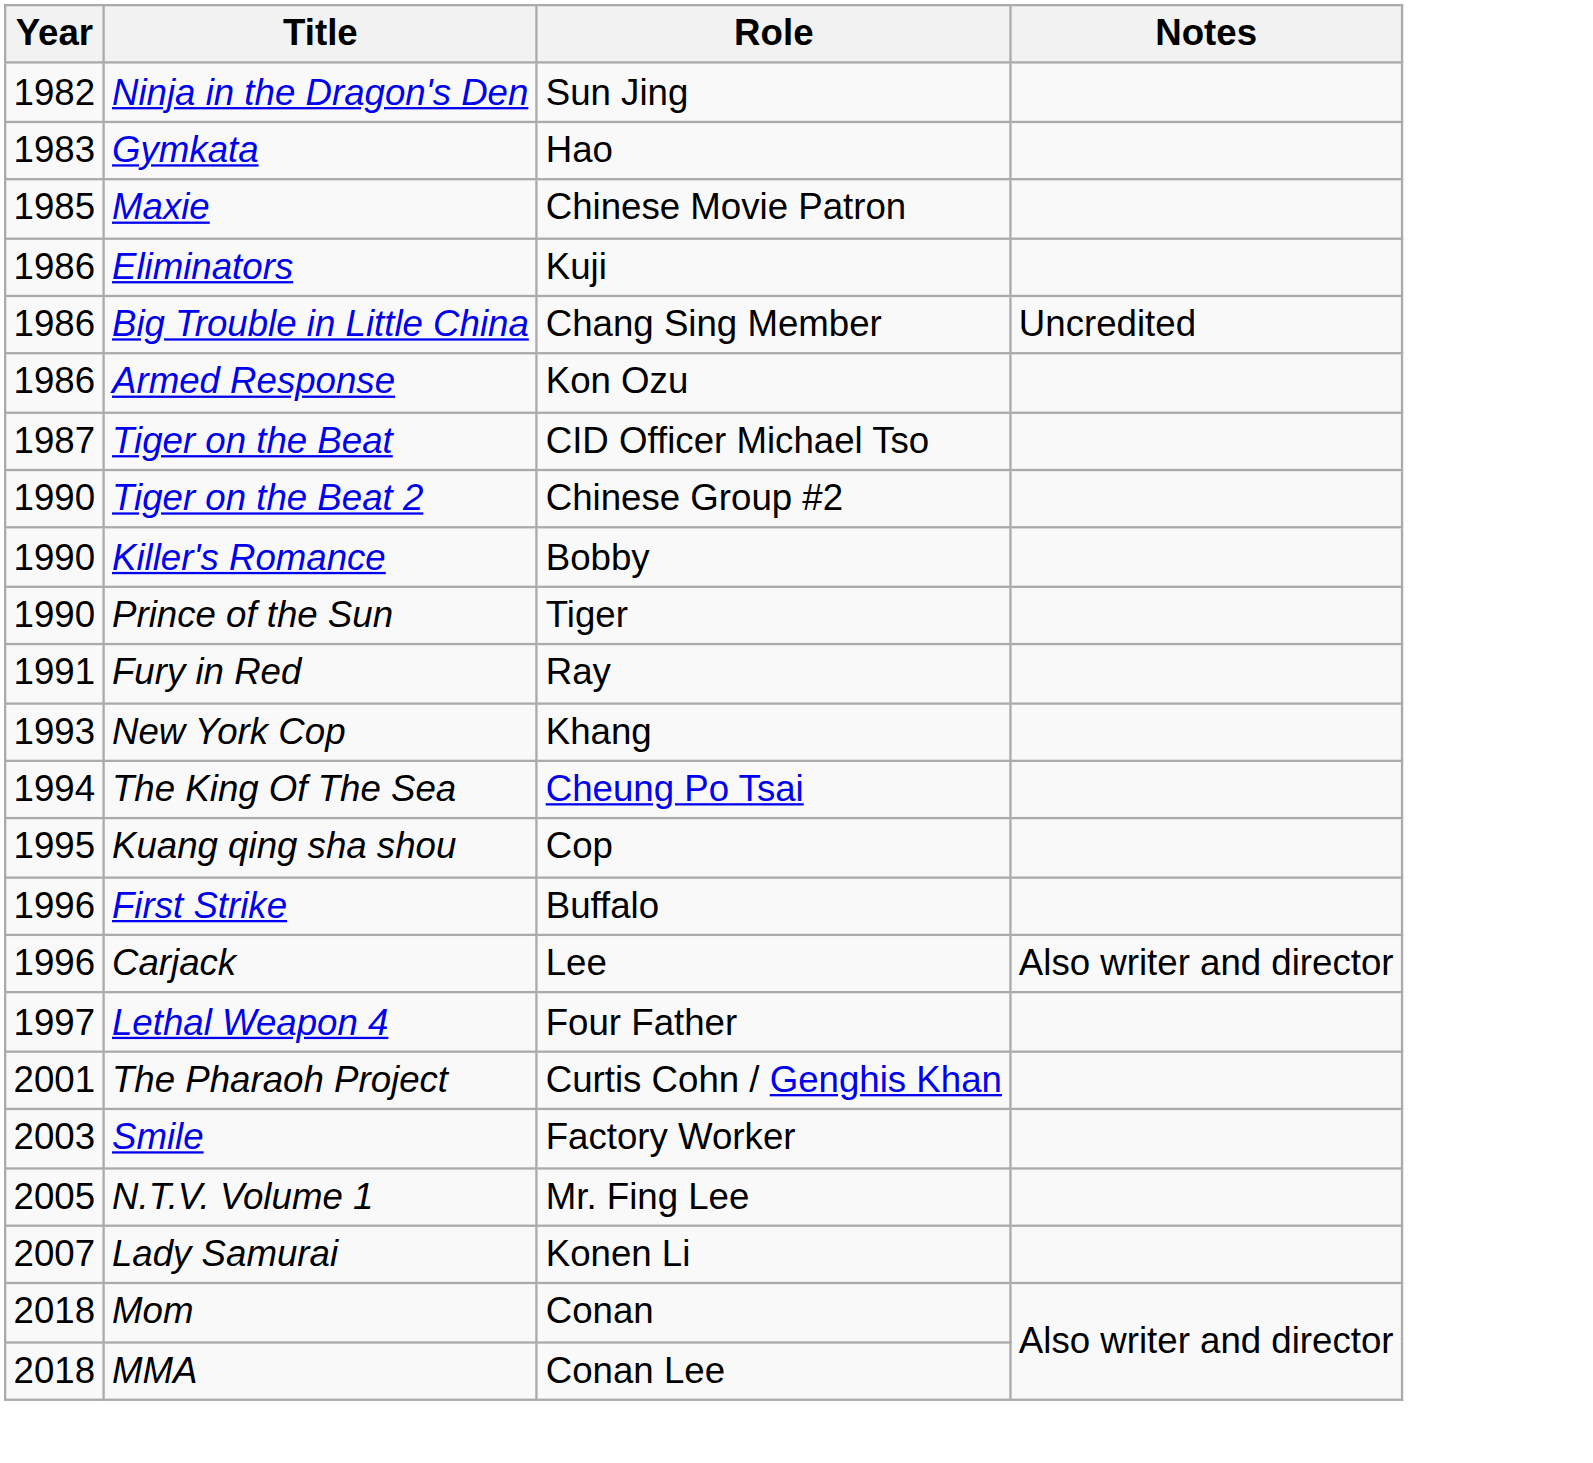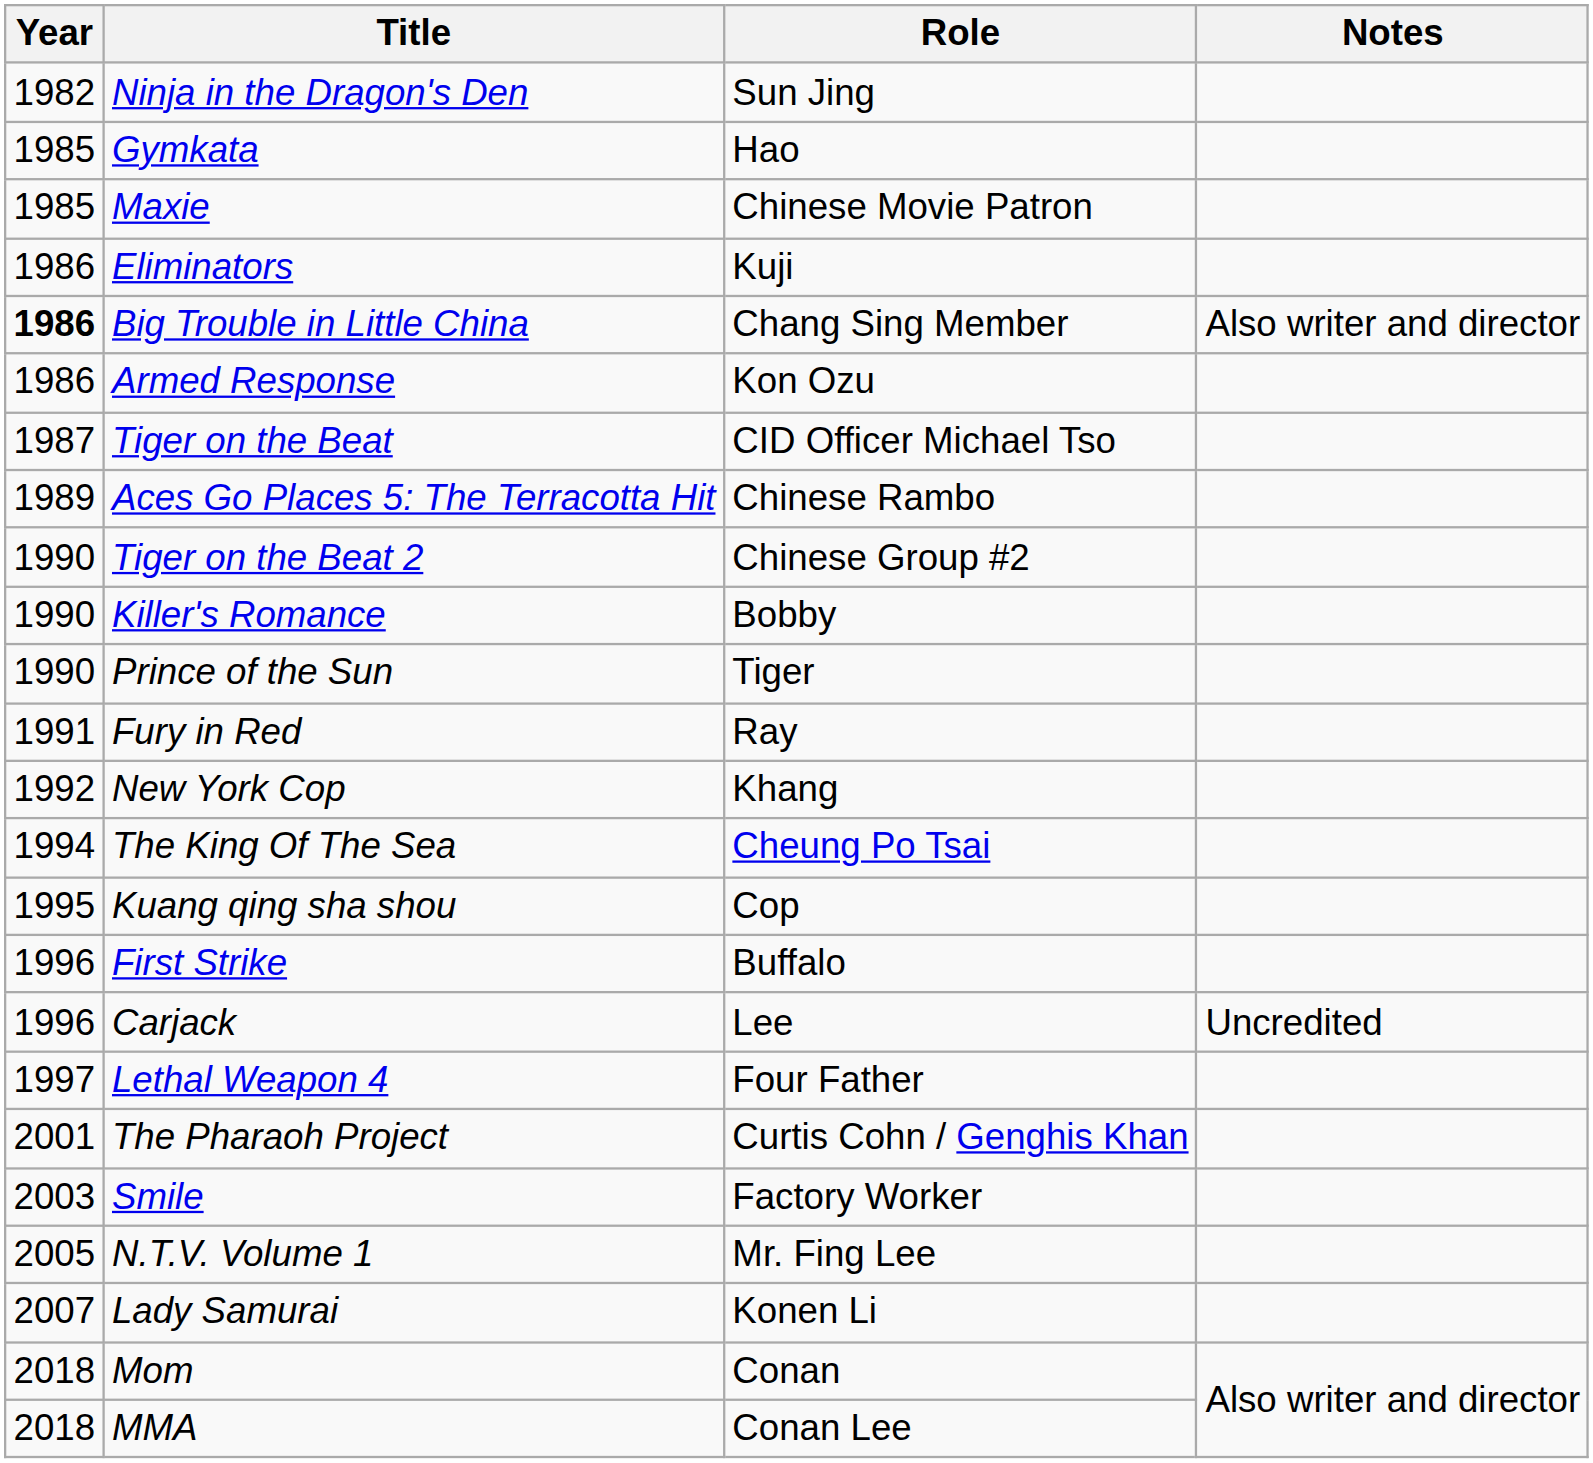(54, 149) 1983 -> (54, 149) 1985
(54, 324) normal -> (54, 324) bold
(1107, 324) Uncredited -> (1393, 324) Also writer and director
+ row: (414, 498)
(54, 730) 1993 -> (54, 788) 1992
(1206, 963) Also writer and director -> (1294, 1021) Uncredited
